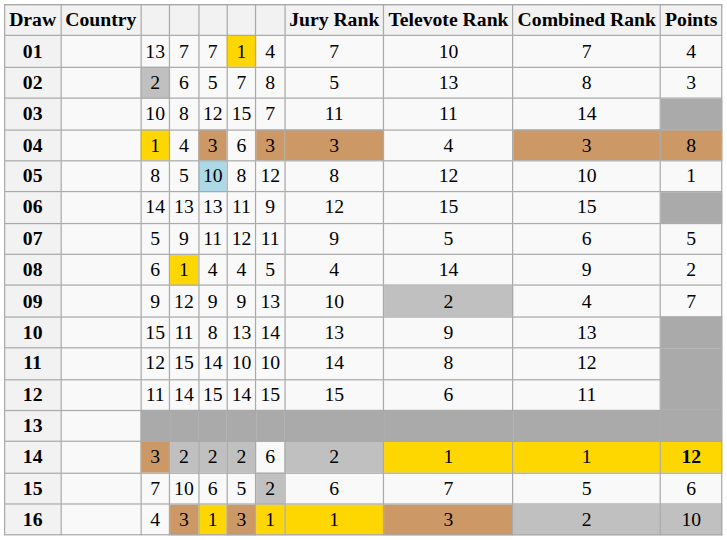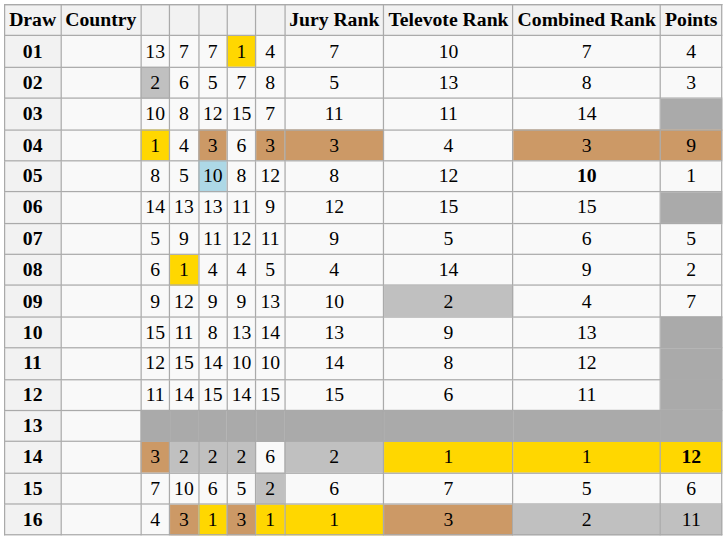(691, 144) 8 -> (691, 144) 9
(587, 176) normal -> (587, 176) bold
(691, 519) 10 -> (691, 519) 11
